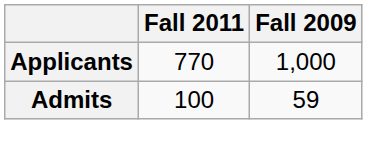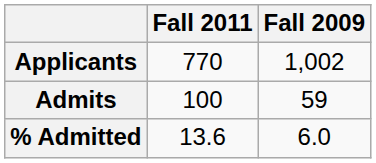(306, 61) 1,000 -> (314, 61) 1,002
+ row: (76, 137)
